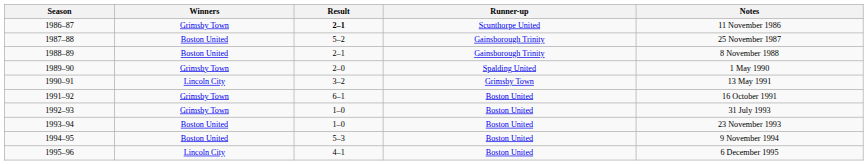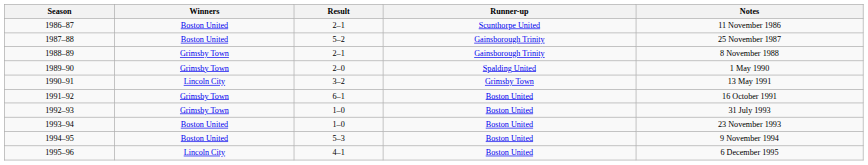(204, 25) Grimsby Town -> (204, 25) Boston United
(339, 25) bold -> (339, 25) normal
(204, 53) Boston United -> (204, 53) Grimsby Town
